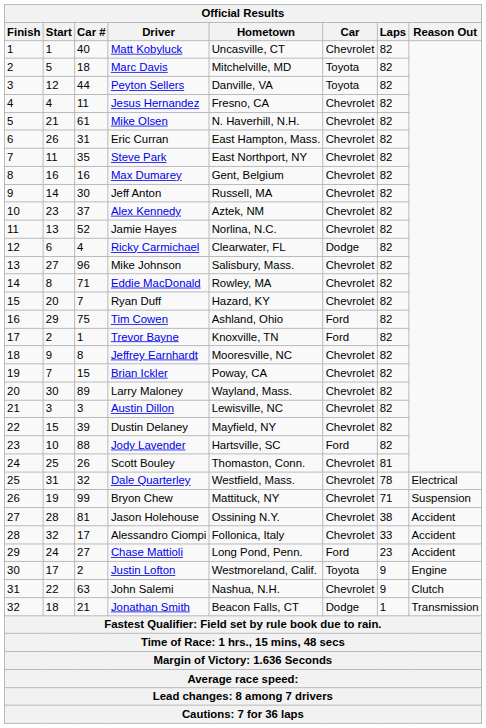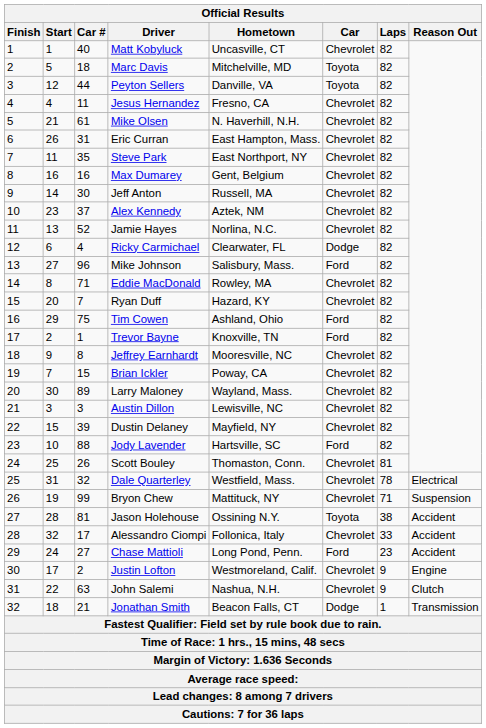(350, 265) Chevrolet -> (337, 265) Ford
(350, 517) Chevrolet -> (342, 517) Toyota
(342, 571) Toyota -> (350, 571) Chevrolet
